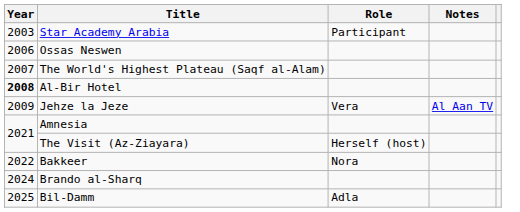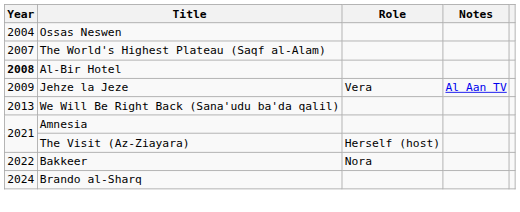- row: (104, 32)
(21, 51) 2006 -> (21, 32) 2004
+ row: (190, 106)
- row: (67, 198)
